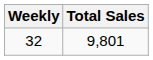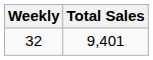(113, 41) 9,801 -> (113, 41) 9,401
